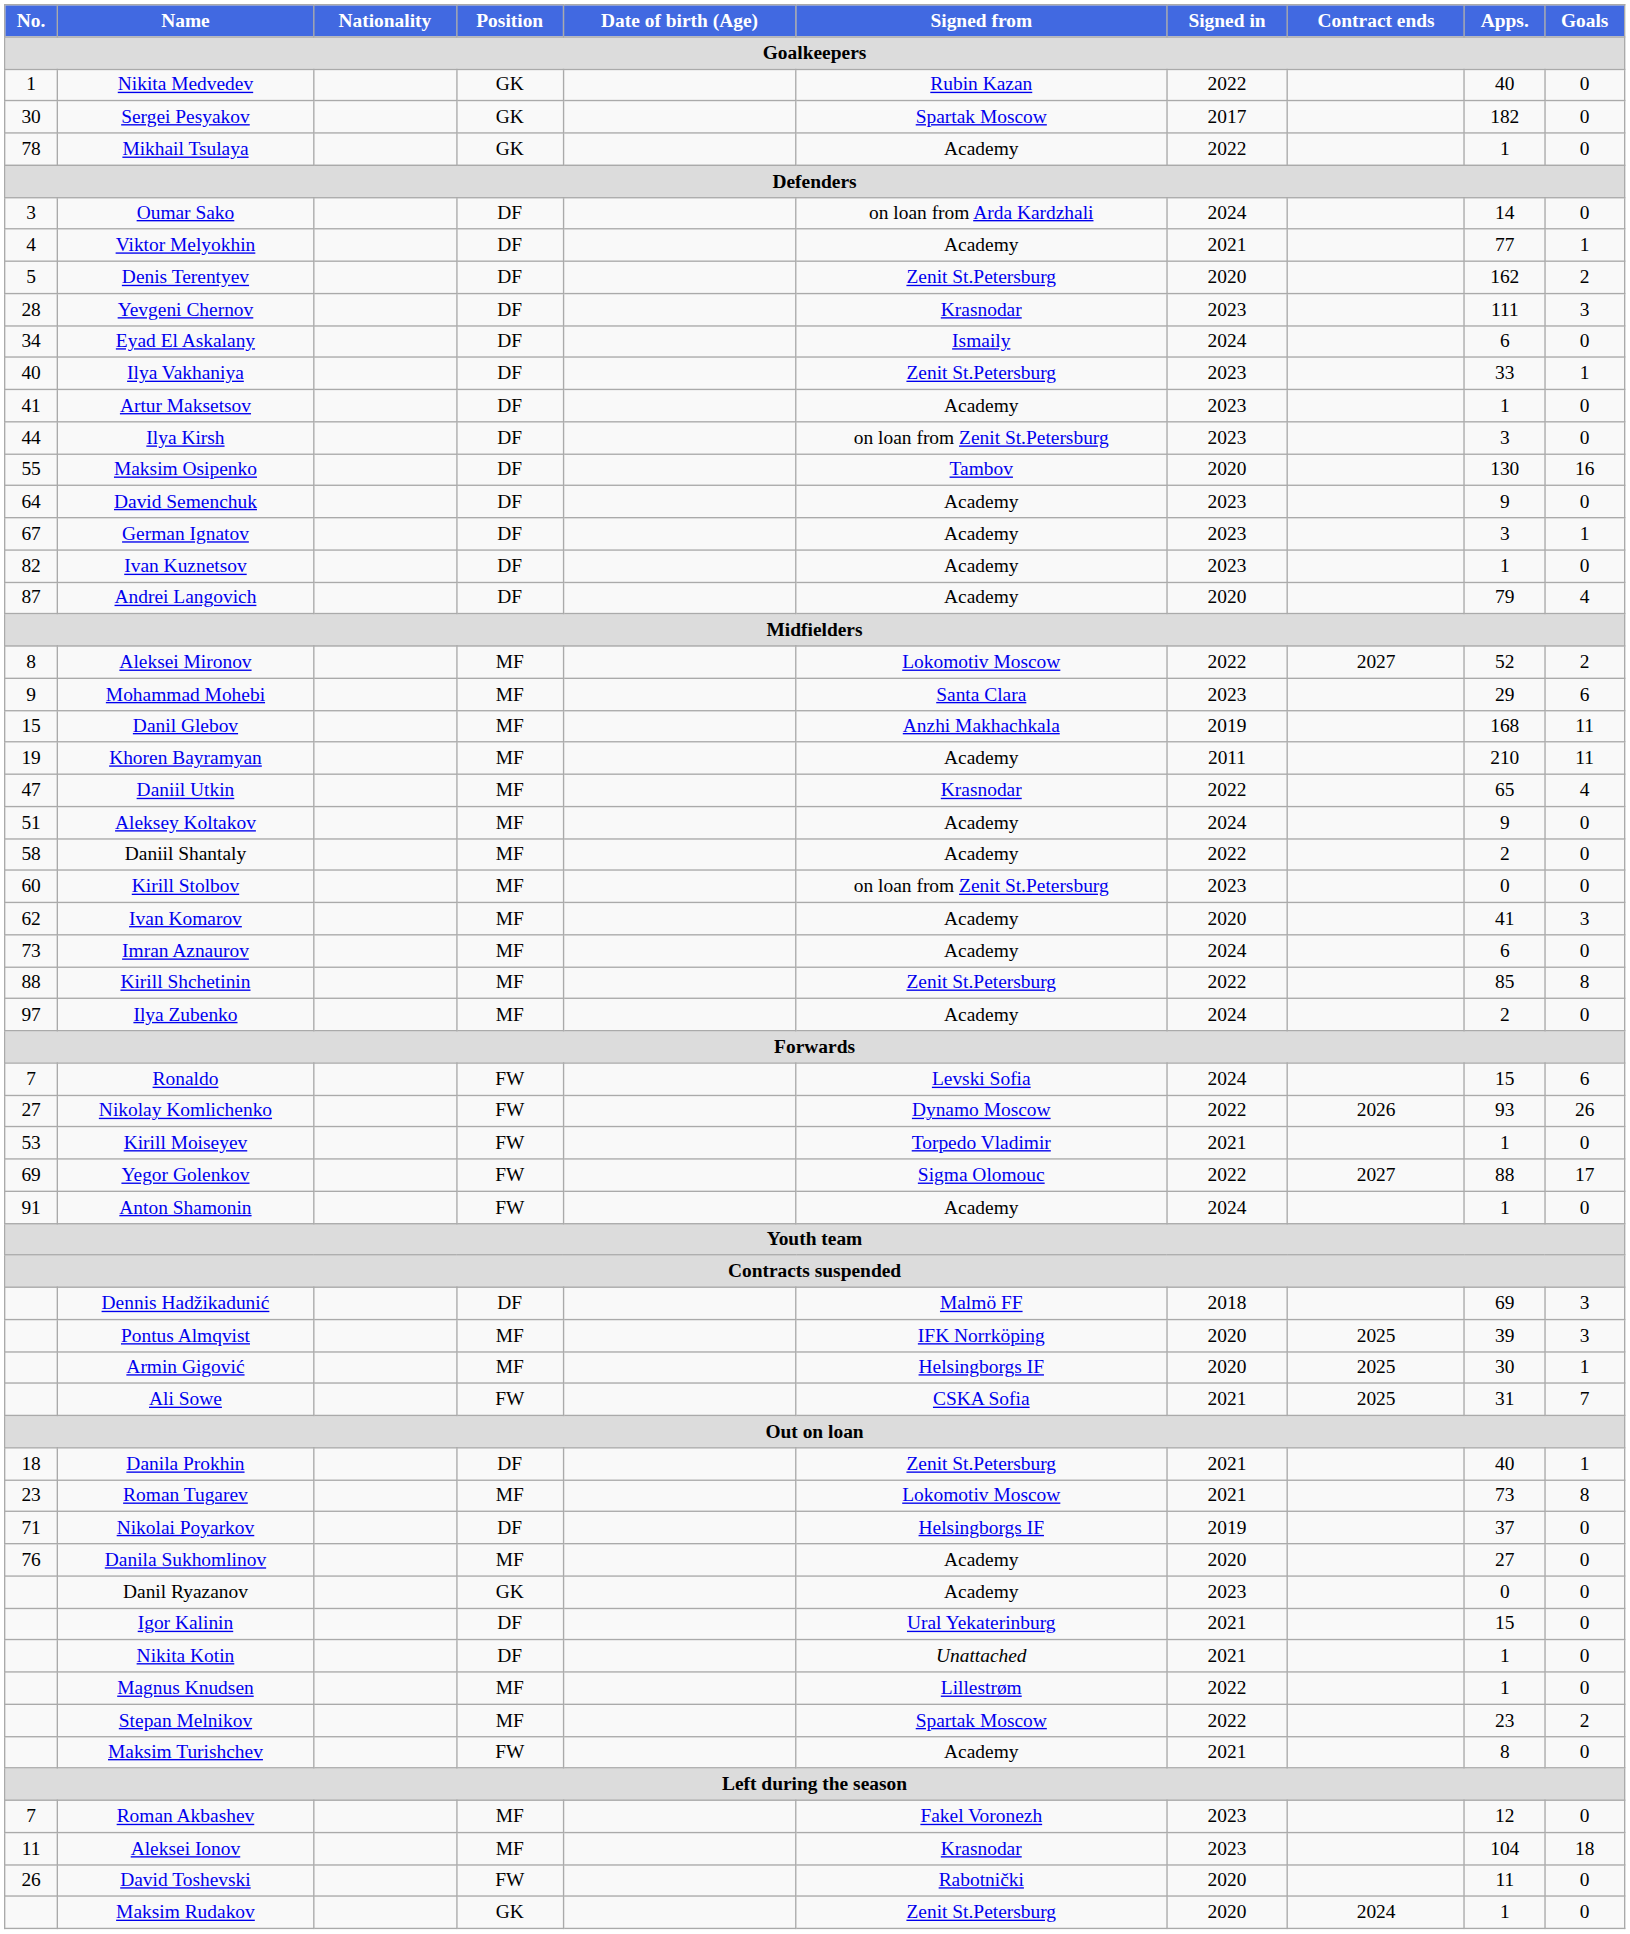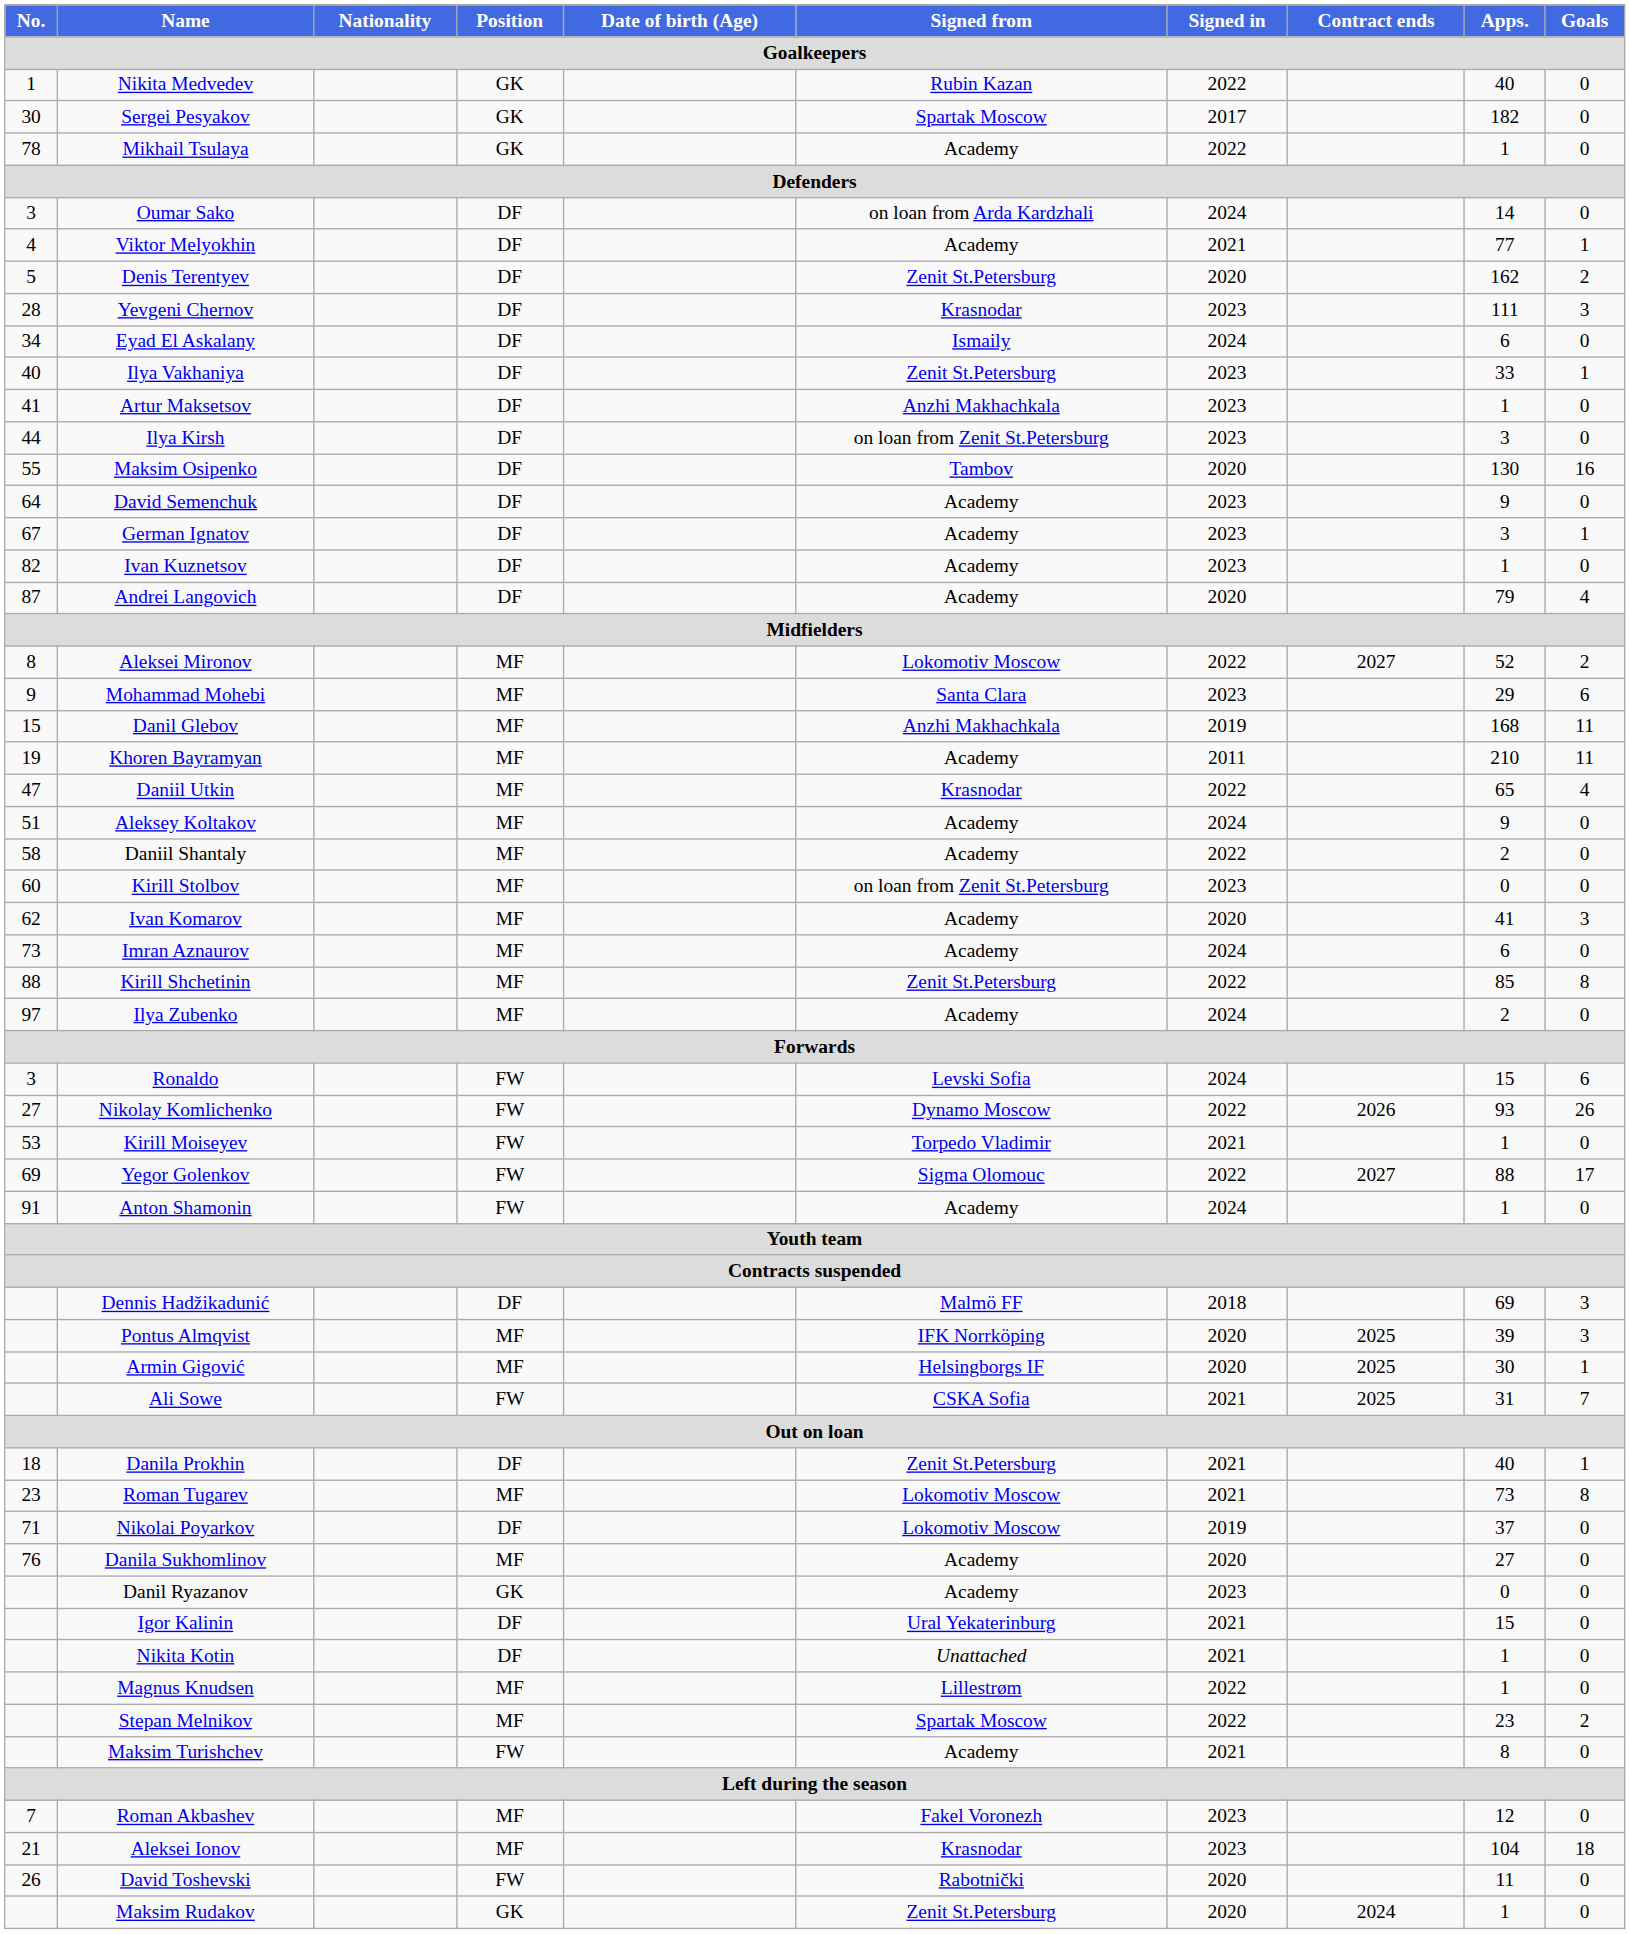(981, 405) Academy -> (981, 405) Anzhi Makhachkala
(31, 1078) 7 -> (31, 1078) 3
(981, 1527) Helsingborgs IF -> (981, 1527) Lokomotiv Moscow
(31, 1848) 11 -> (31, 1848) 21
